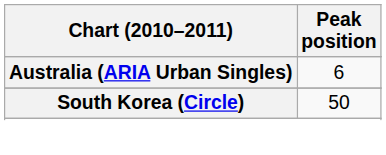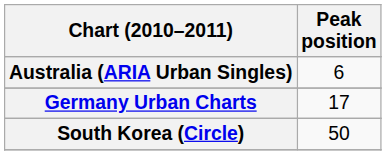+ row: (151, 103)
